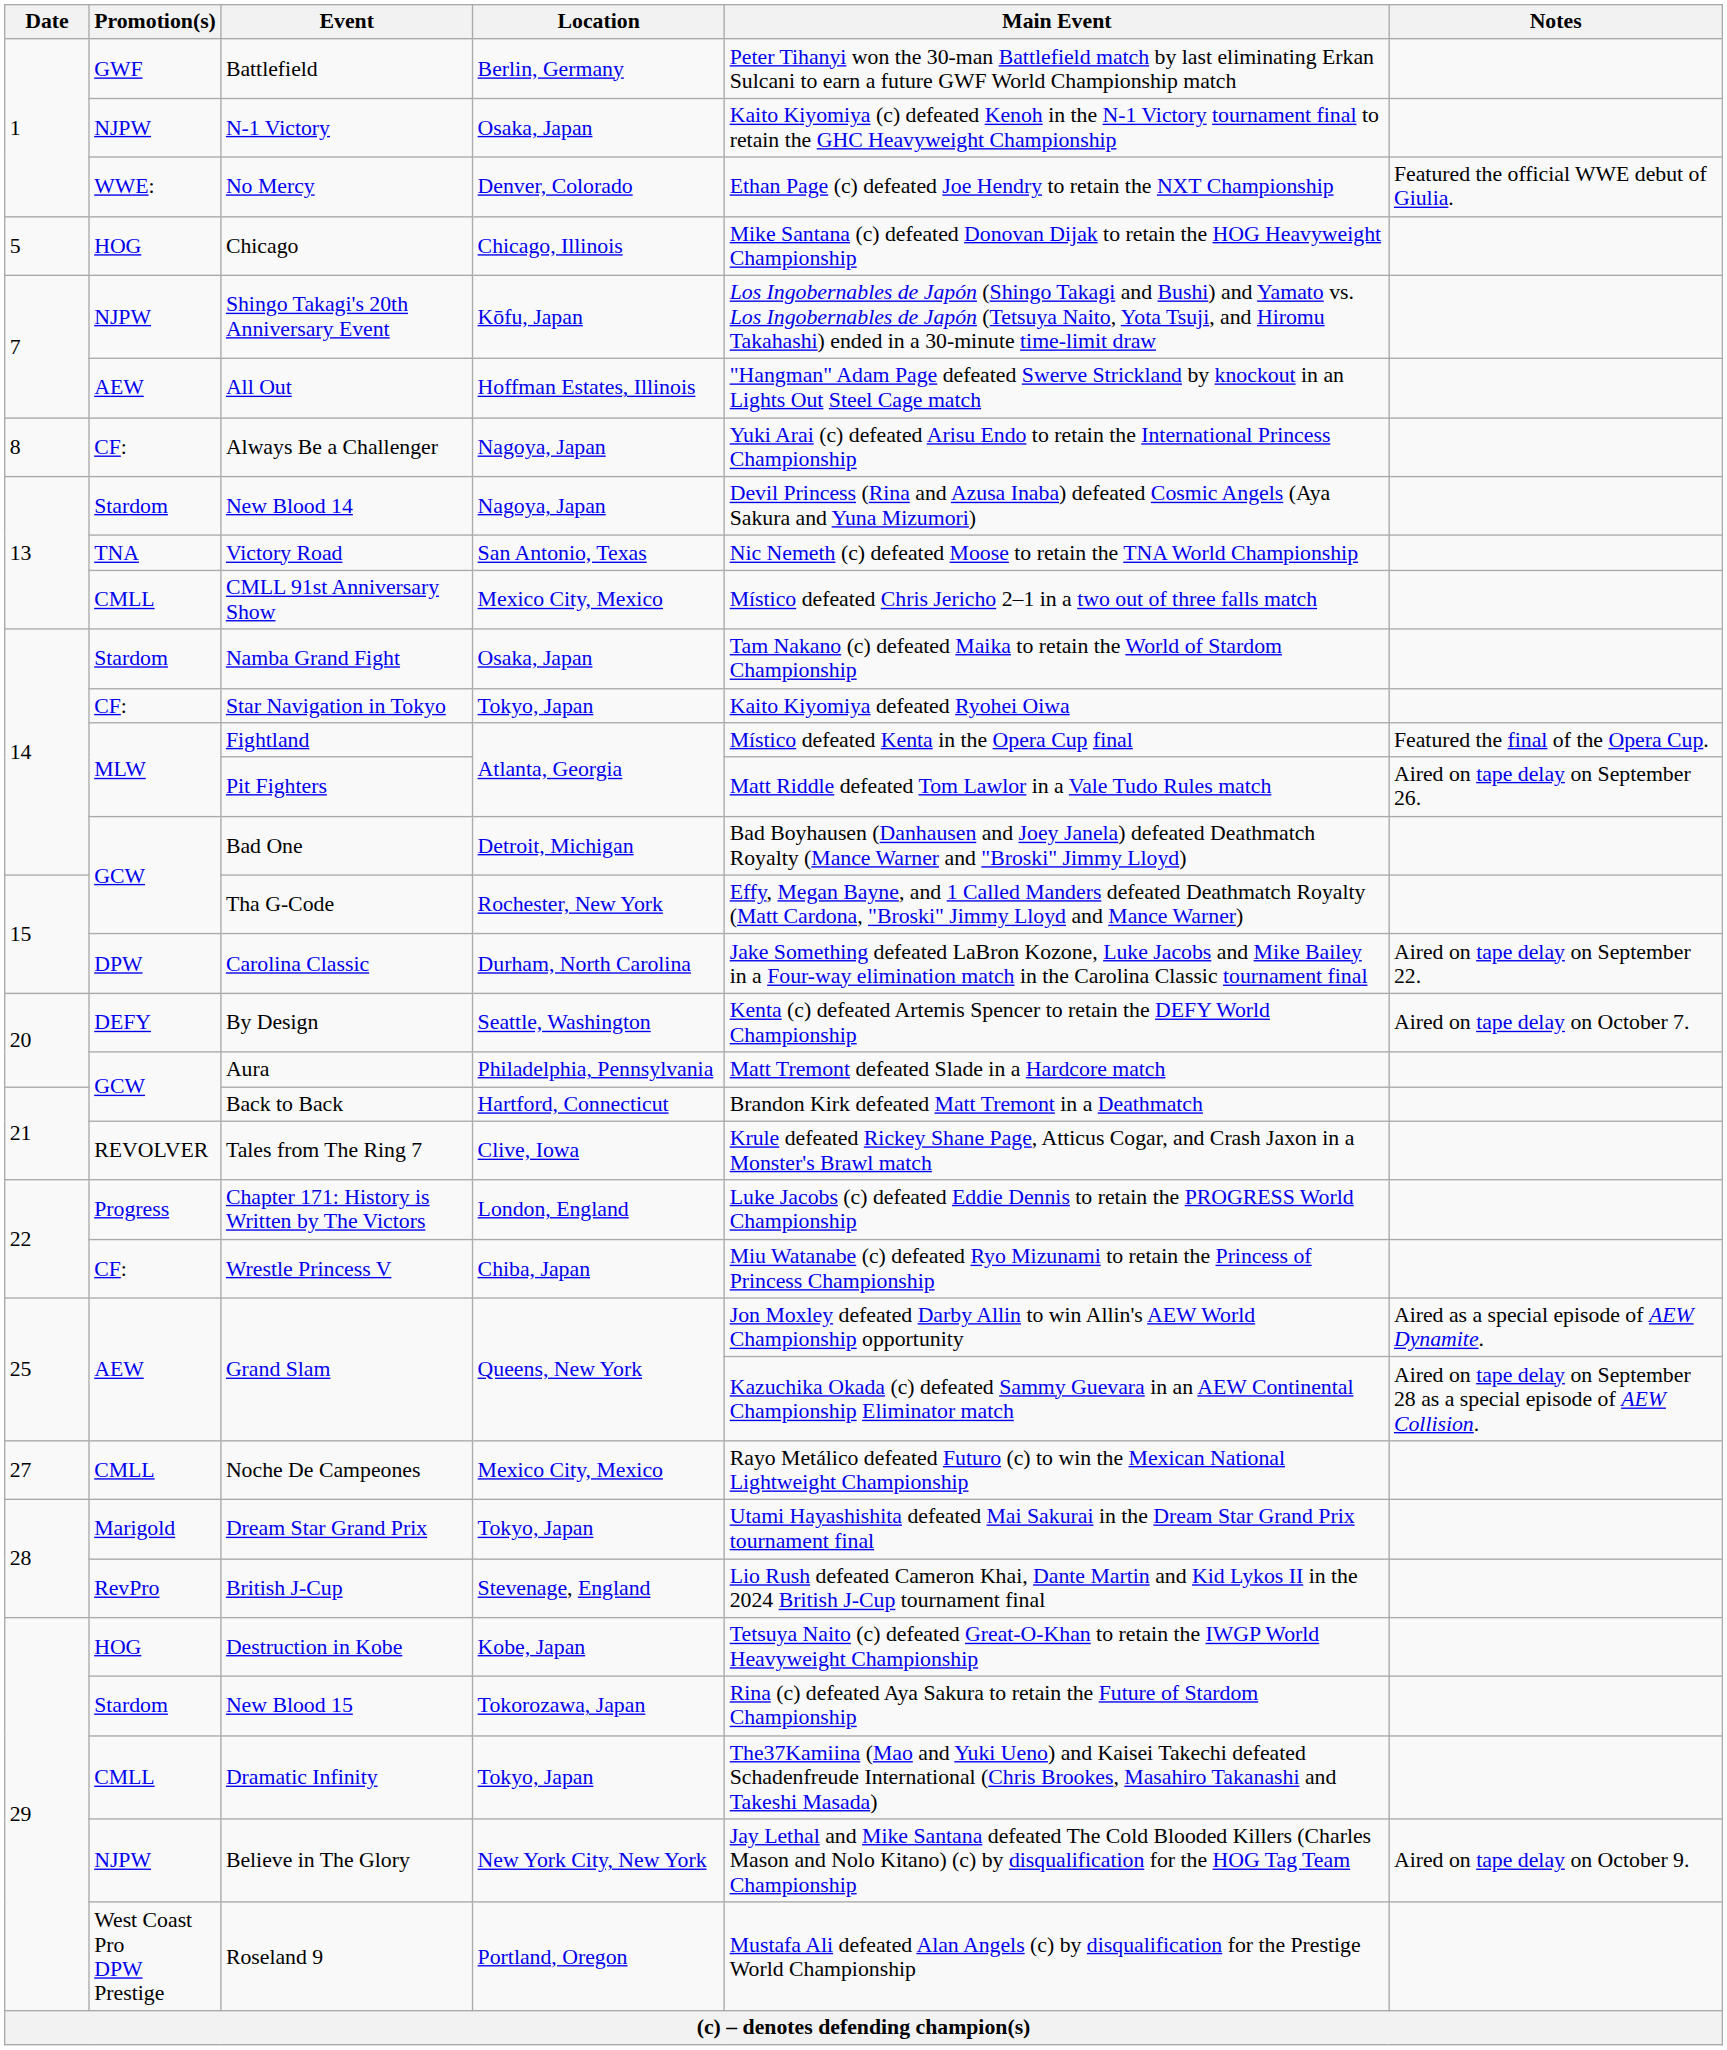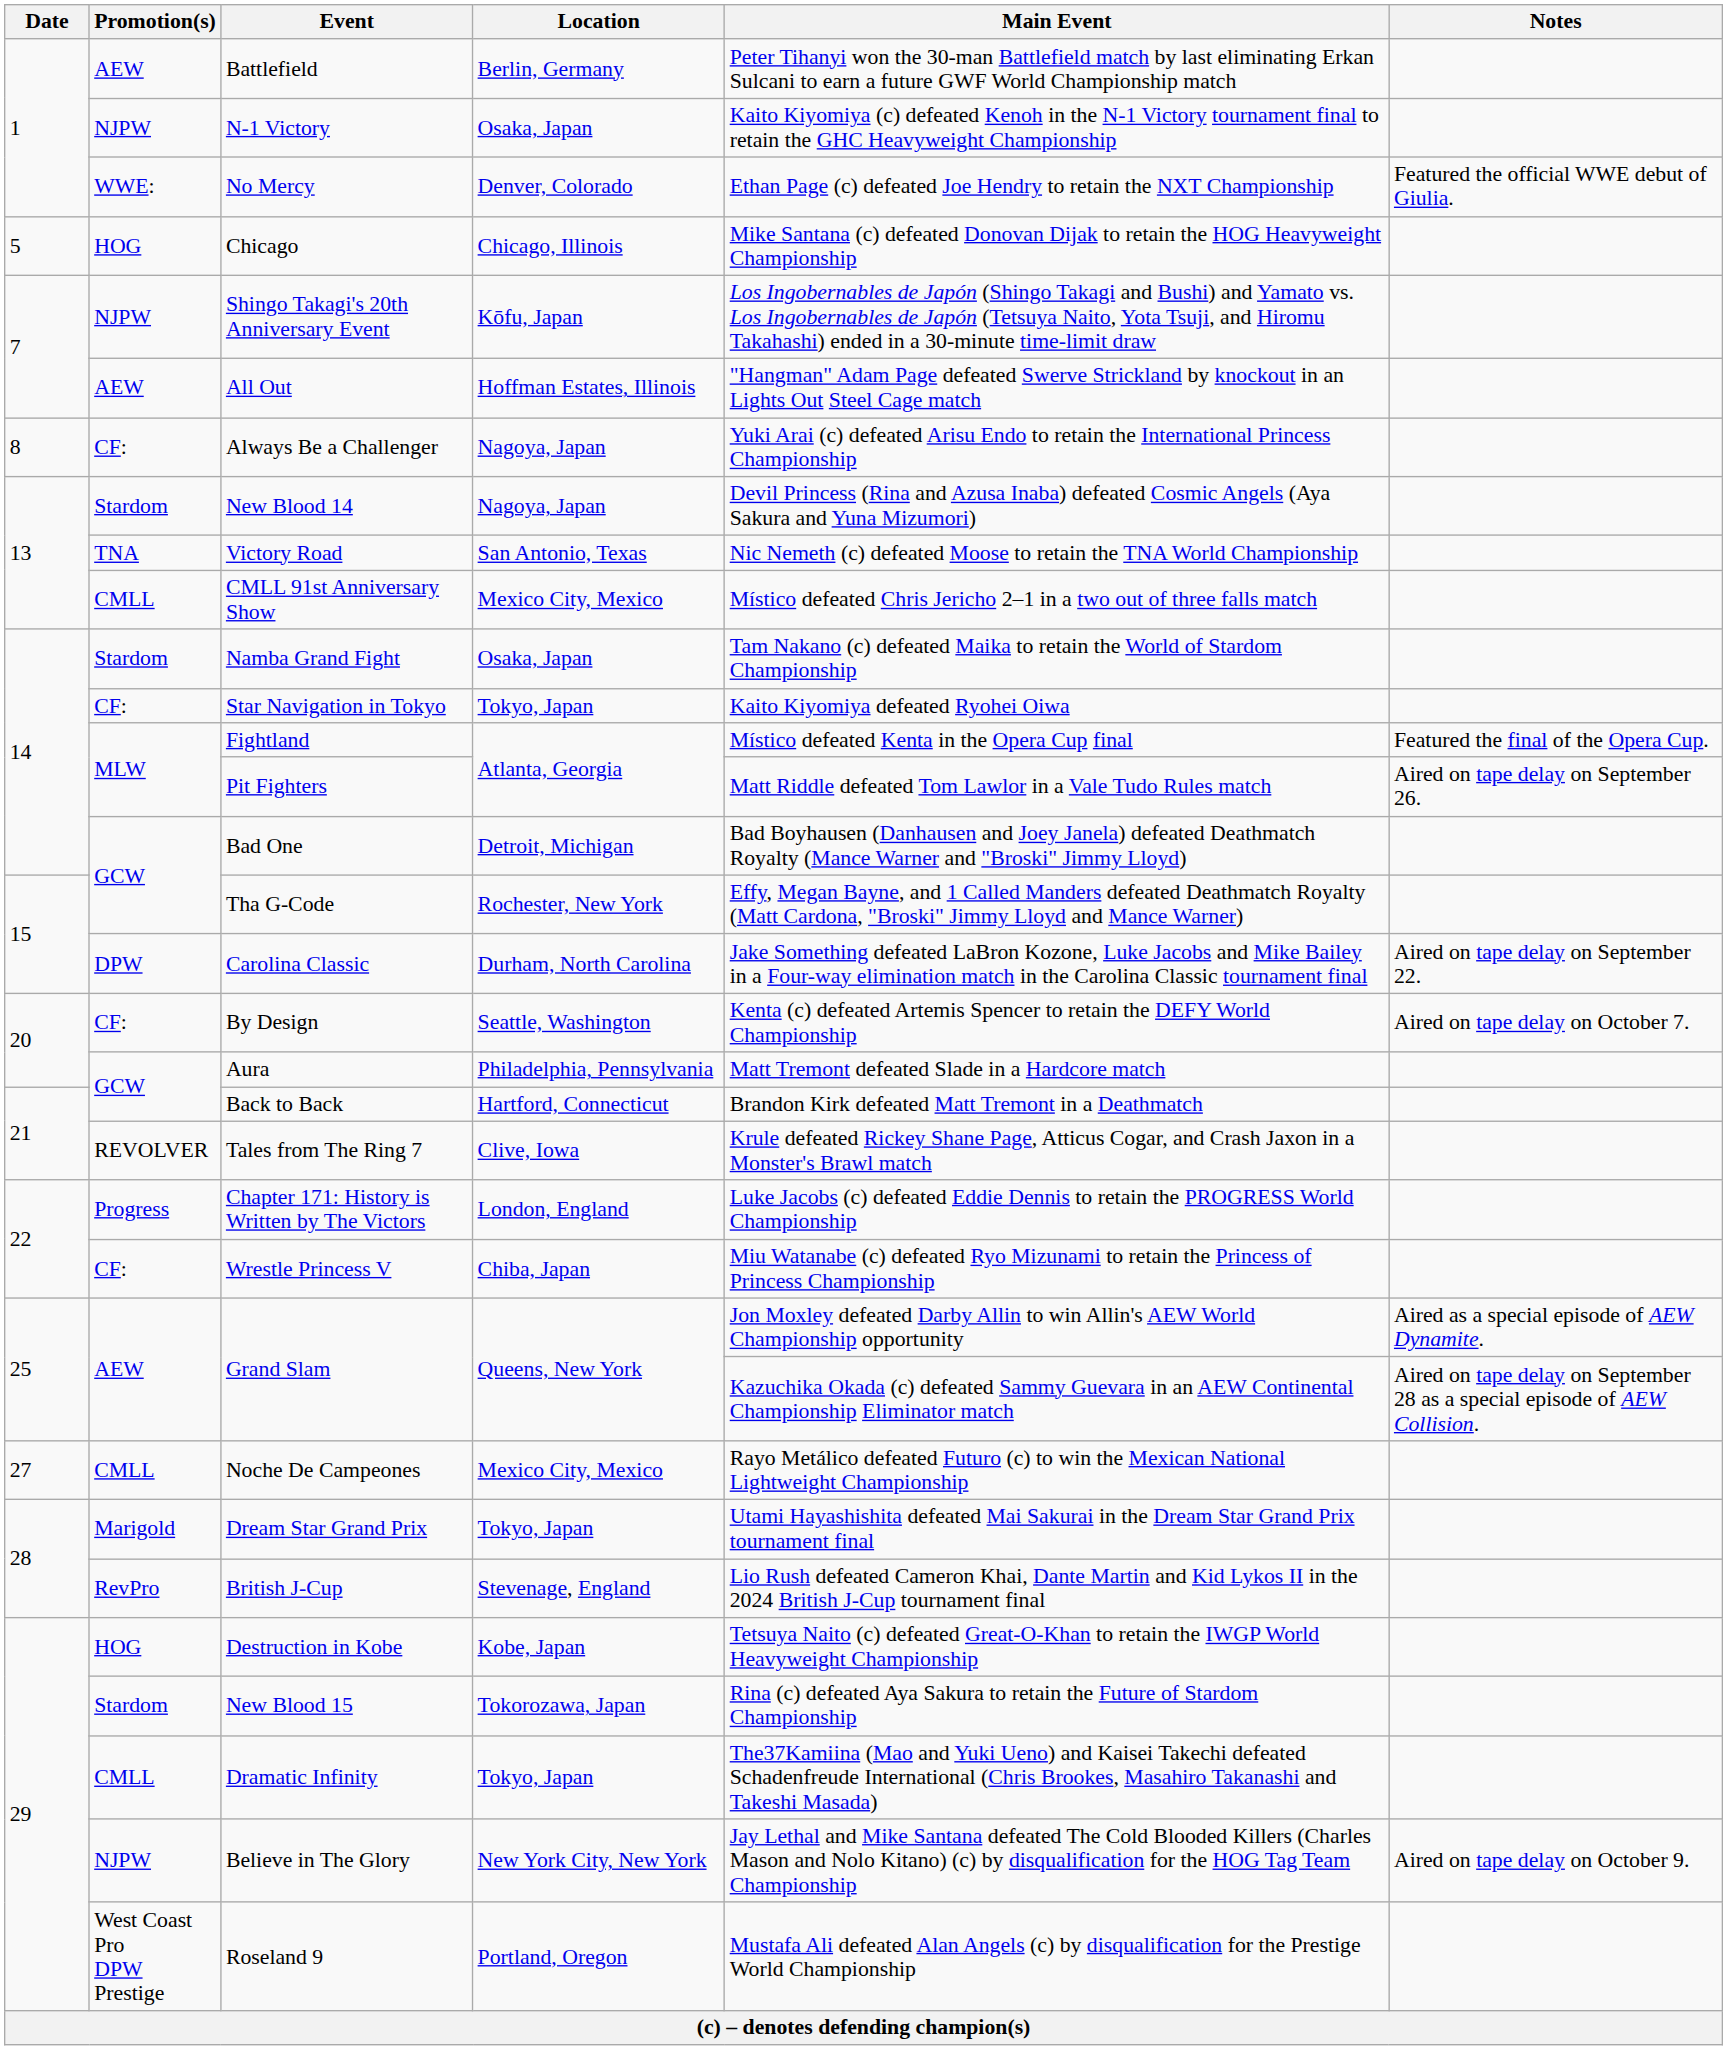(118, 68) GWF -> (119, 68) AEW
(123, 1022) DEFY -> (111, 1022) CF:
